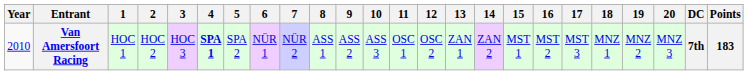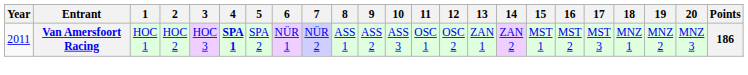- column: (696, 13)
(19, 46) 2010 -> (19, 39) 2011
(725, 46) 183 -> (725, 39) 186
